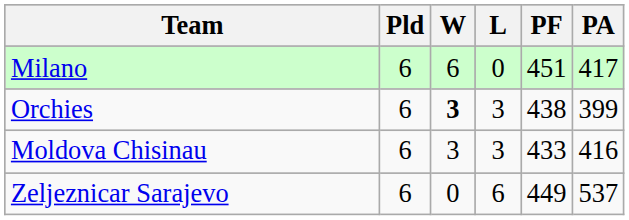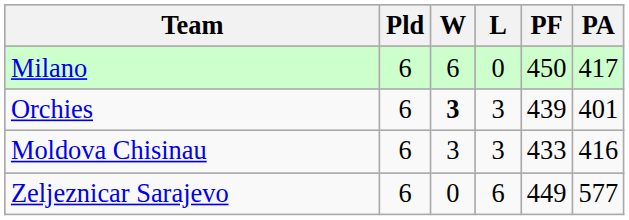(547, 67) 451 -> (547, 67) 450
(547, 109) 438 -> (547, 109) 439
(598, 109) 399 -> (598, 109) 401
(598, 192) 537 -> (598, 192) 577
